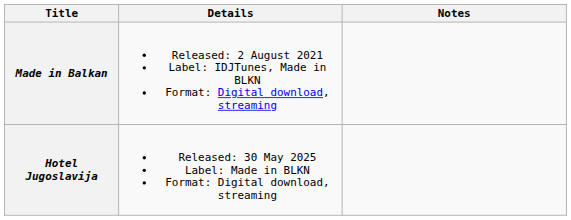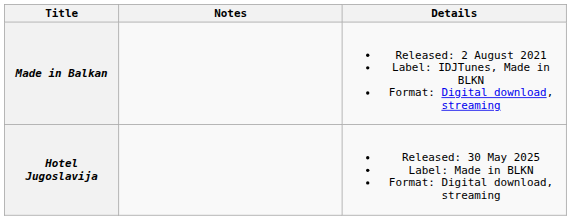columns swapped: (231, 13) <-> (454, 13)
